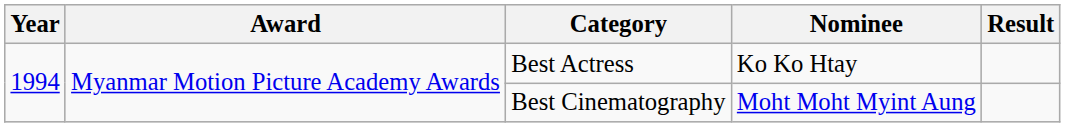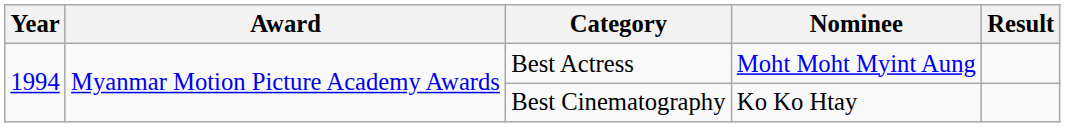(797, 63) Ko Ko Htay -> (856, 63) Moht Moht Myint Aung
(856, 102) Moht Moht Myint Aung -> (797, 102) Ko Ko Htay
